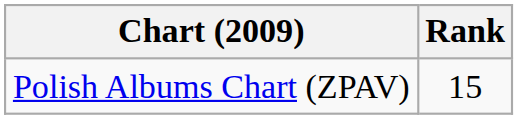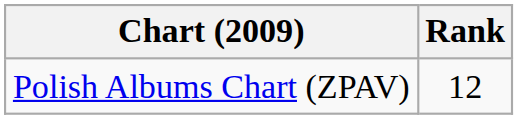(465, 85) 15 -> (465, 85) 12
